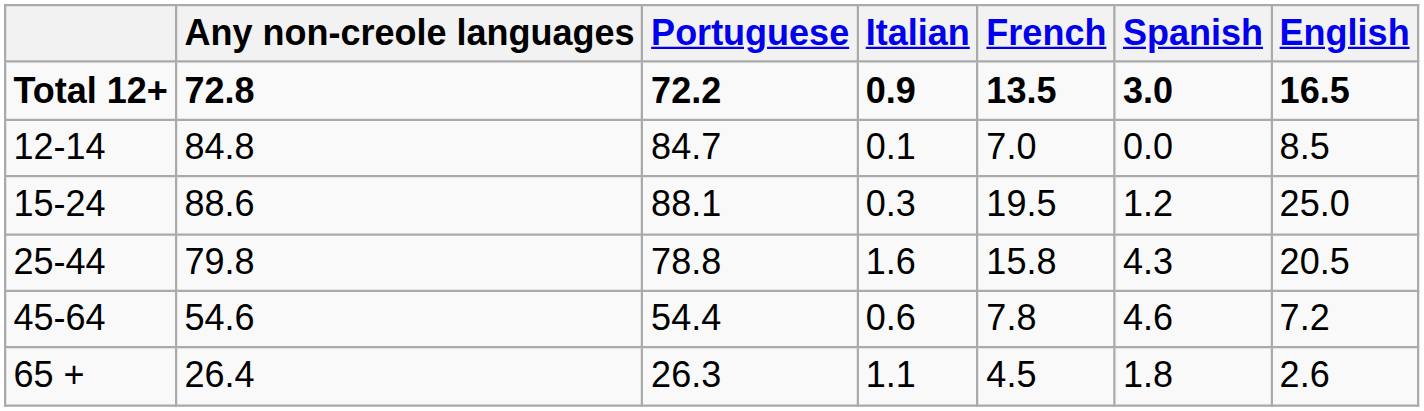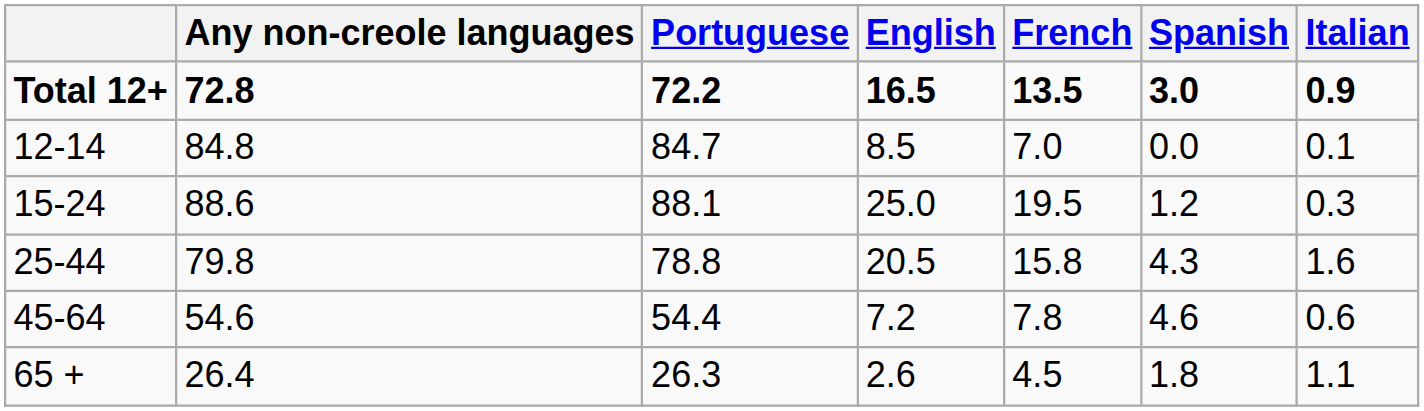columns swapped: (1345, 33) <-> (918, 33)
